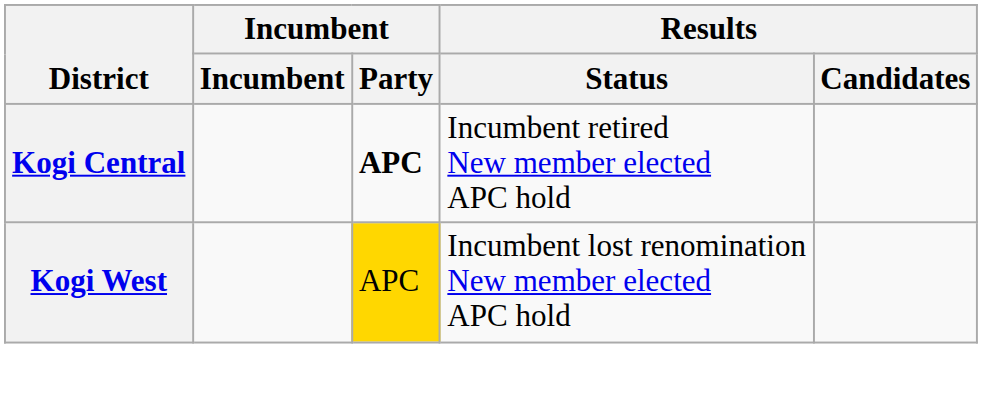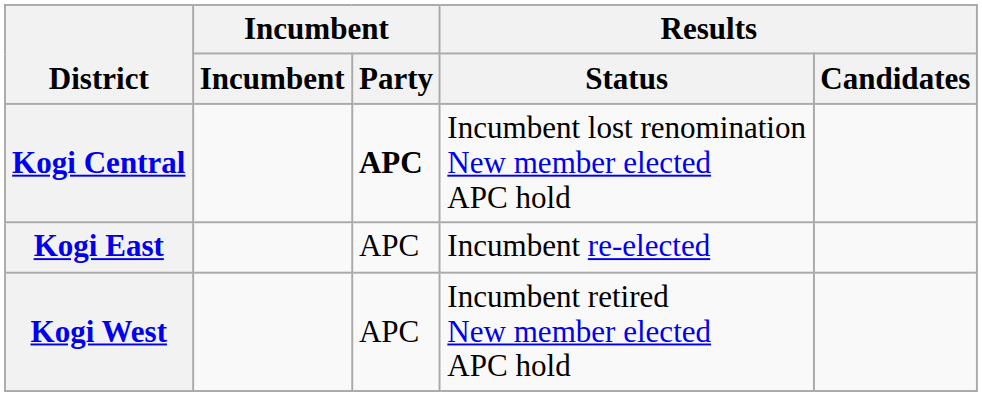(579, 162) Incumbent retired New member elected APC hold -> (627, 162) Incumbent lost renomination New member elected APC hold
+ row: (99, 246)
(389, 281) gold background -> (389, 330) no background
(627, 281) Incumbent lost renomination New member elected APC hold -> (579, 330) Incumbent retired New member elected APC hold
